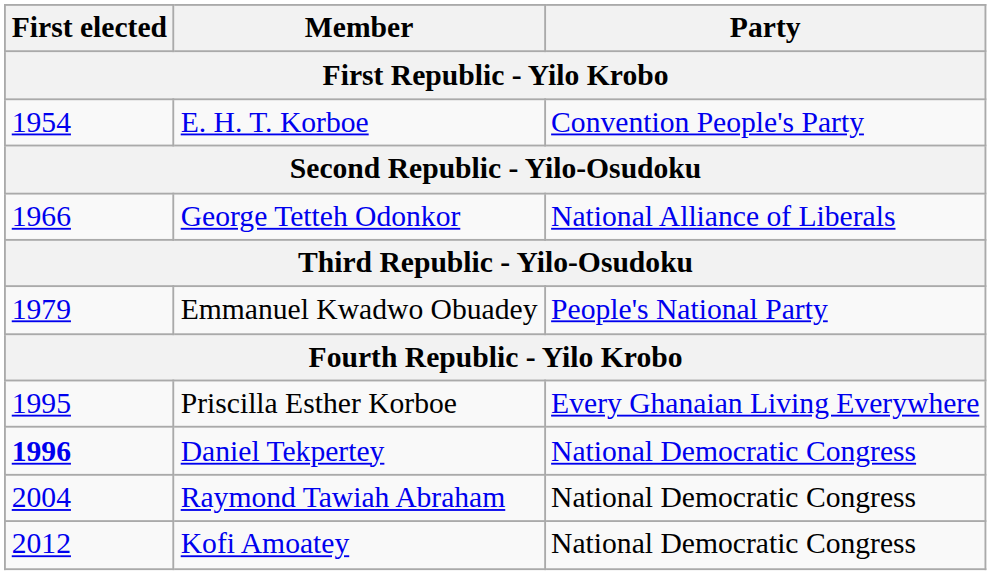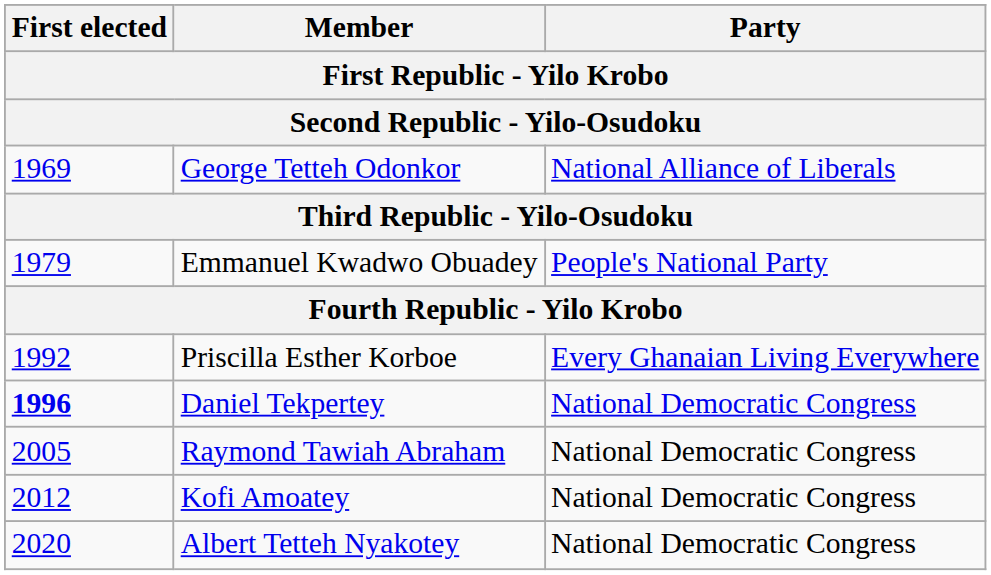- row: (275, 121)
(41, 215) 1966 -> (41, 168) 1969
(41, 403) 1995 -> (41, 356) 1992
(41, 497) 2004 -> (41, 450) 2005
+ row: (320, 544)
